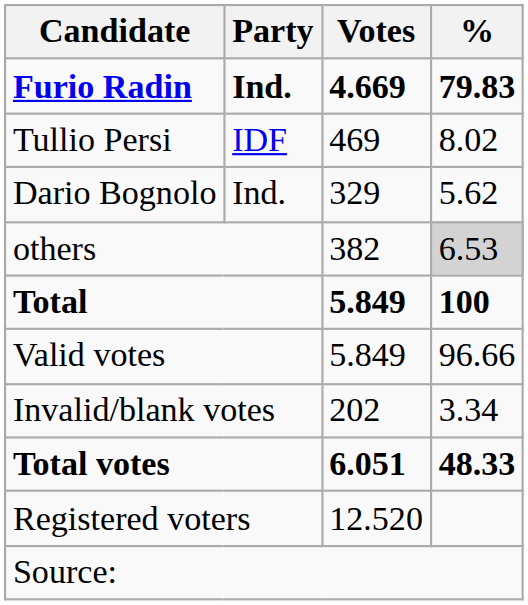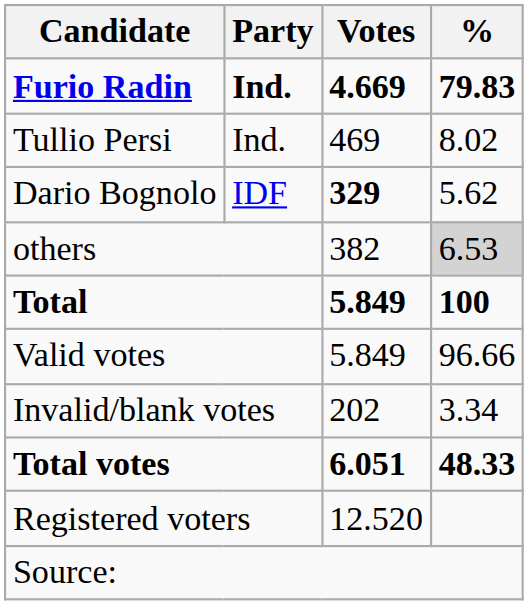(260, 139) IDF -> (259, 139) Ind.
(259, 193) Ind. -> (260, 193) IDF
(355, 193) normal -> (355, 193) bold
